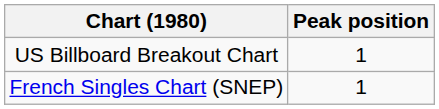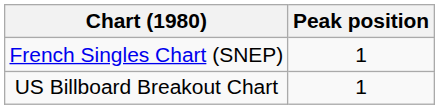rows swapped: (146, 87) <-> (146, 54)
